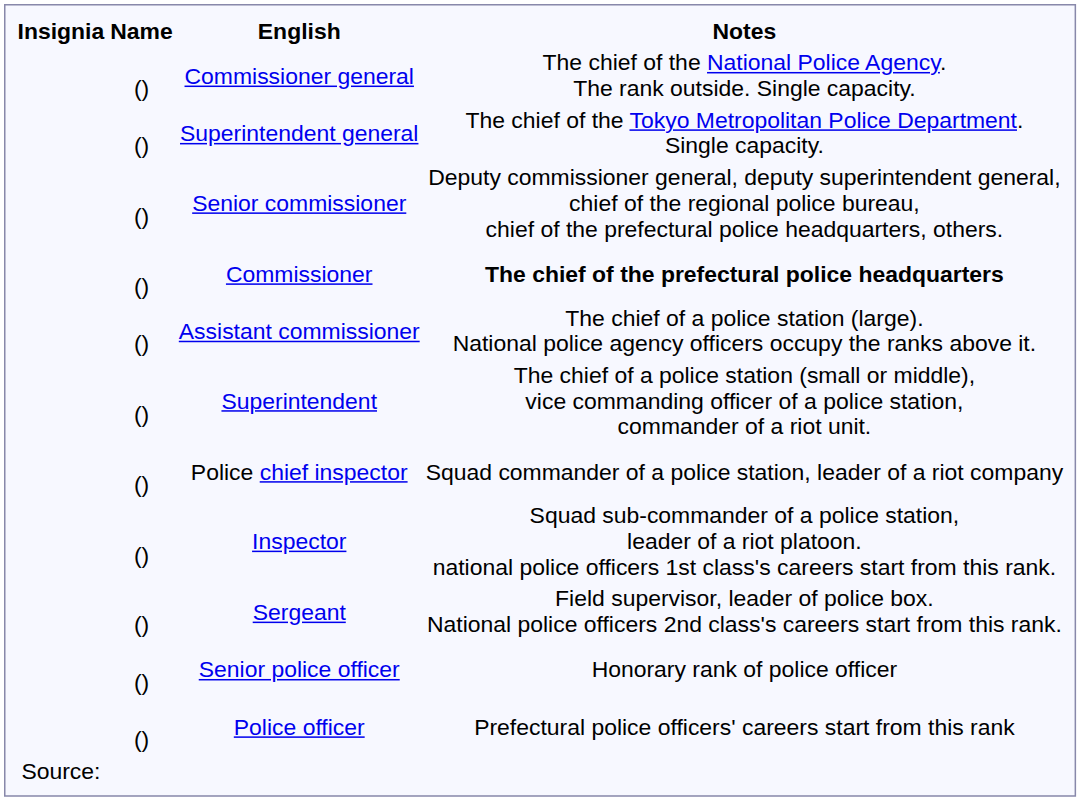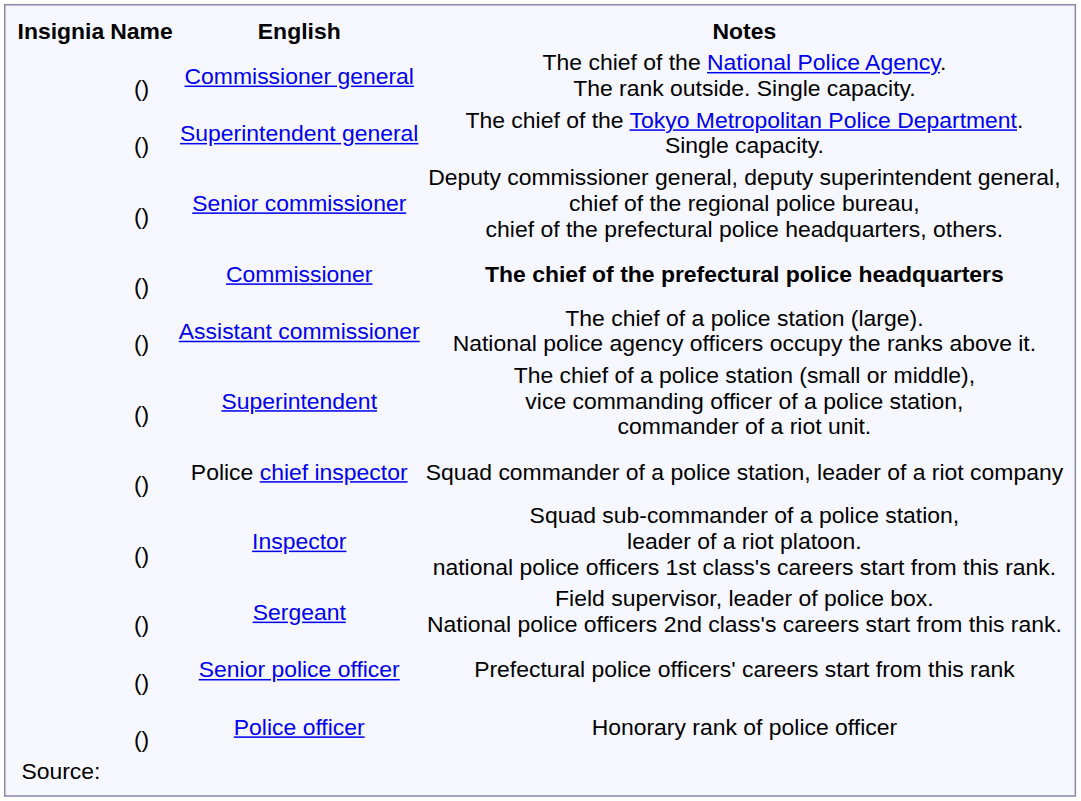(744, 668) Honorary rank of police officer -> (744, 668) Prefectural police officers' careers start from this rank
(744, 726) Prefectural police officers' careers start from this rank -> (744, 726) Honorary rank of police officer
